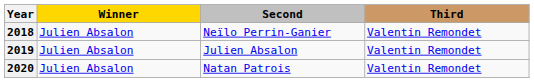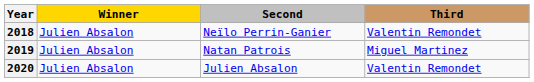(250, 50) Julien Absalon -> (247, 50) Natan Patrois
(424, 50) Valentin Remondet -> (418, 50) Miguel Martinez
(247, 68) Natan Patrois -> (250, 68) Julien Absalon
